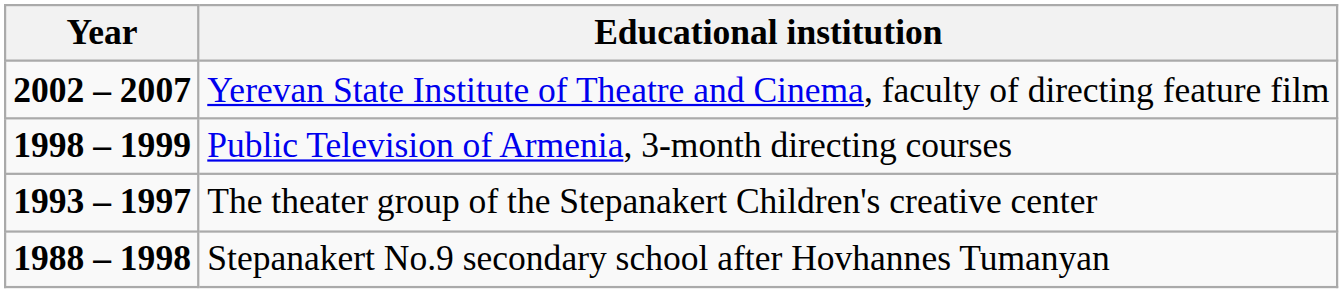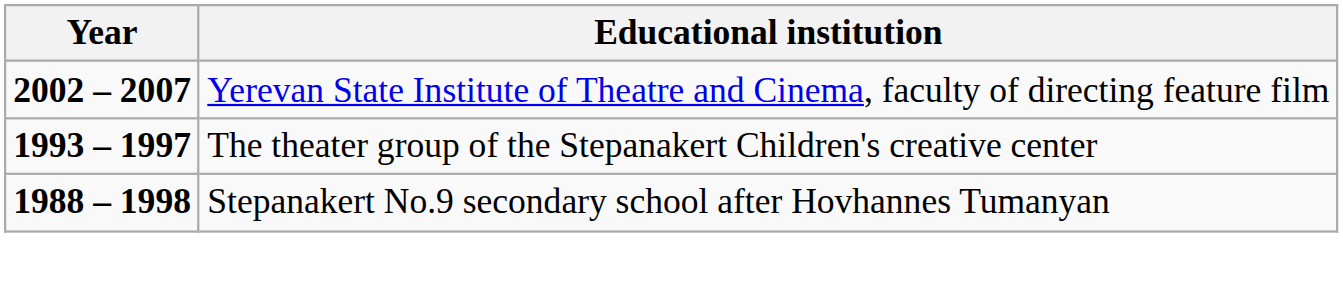- row: (610, 145)
